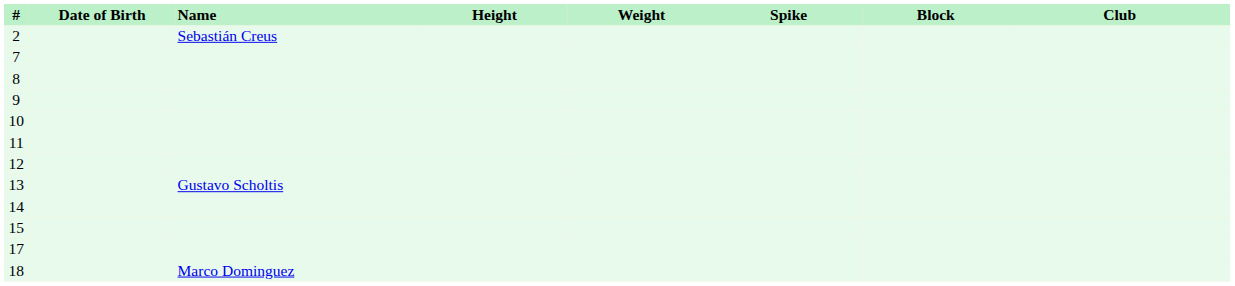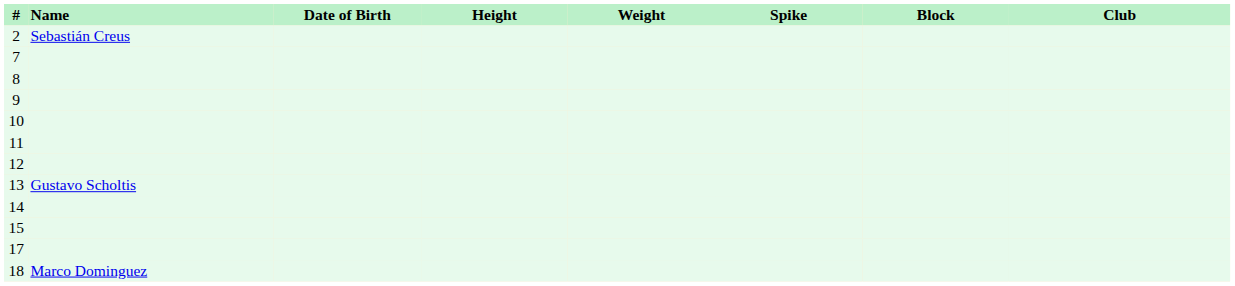columns swapped: (197, 14) <-> (102, 14)
